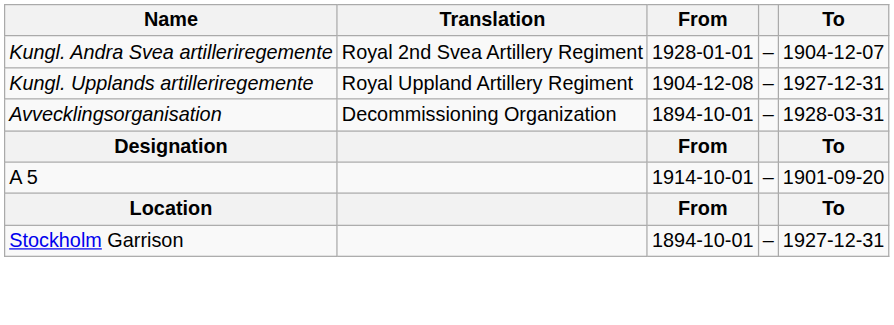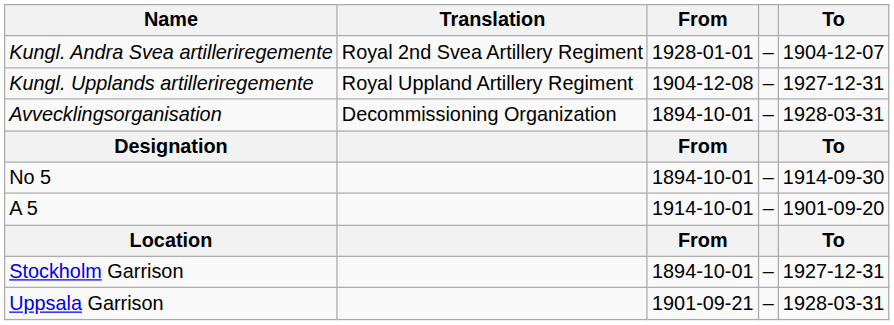+ row: (30, 177)
+ row: (86, 303)
